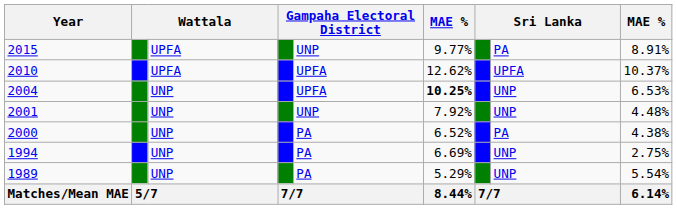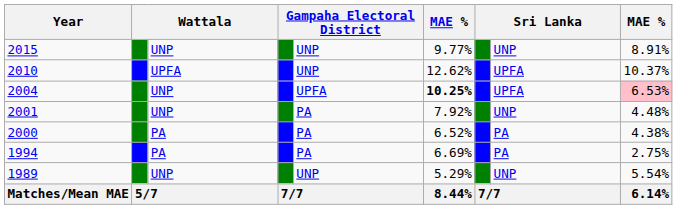(166, 50) UPFA -> (162, 50) UNP
(501, 50) PA -> (505, 50) UNP
(312, 70) UPFA -> (308, 70) UNP
(505, 91) UNP -> (509, 91) UPFA
(650, 91) no background -> (650, 91) pink background
(308, 112) UNP -> (304, 112) PA
(162, 132) UNP -> (158, 132) PA
(162, 153) UNP -> (158, 153) PA
(505, 153) UNP -> (501, 153) PA
(304, 173) PA -> (308, 173) UNP
